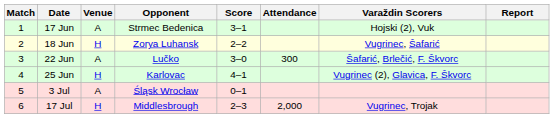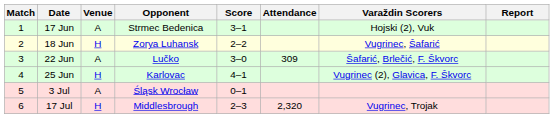(290, 59) 300 -> (290, 59) 309
(290, 106) 2,000 -> (290, 106) 2,320
